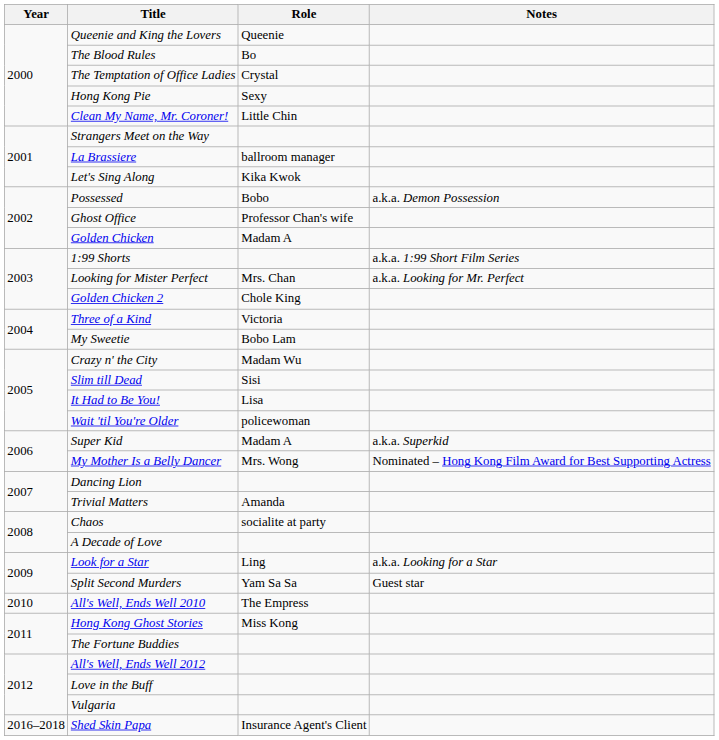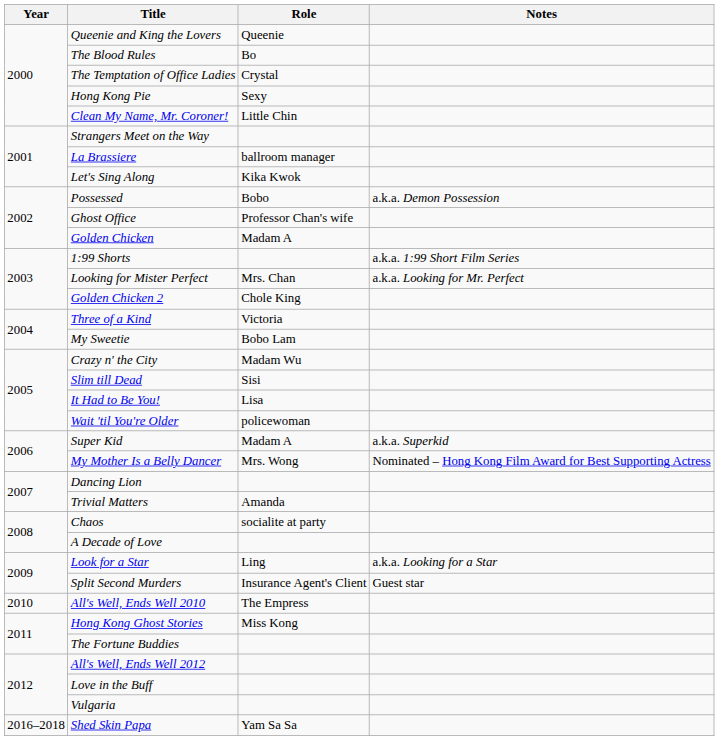(269, 583) Yam Sa Sa -> (304, 583) Insurance Agent's Client
(304, 725) Insurance Agent's Client -> (269, 725) Yam Sa Sa
